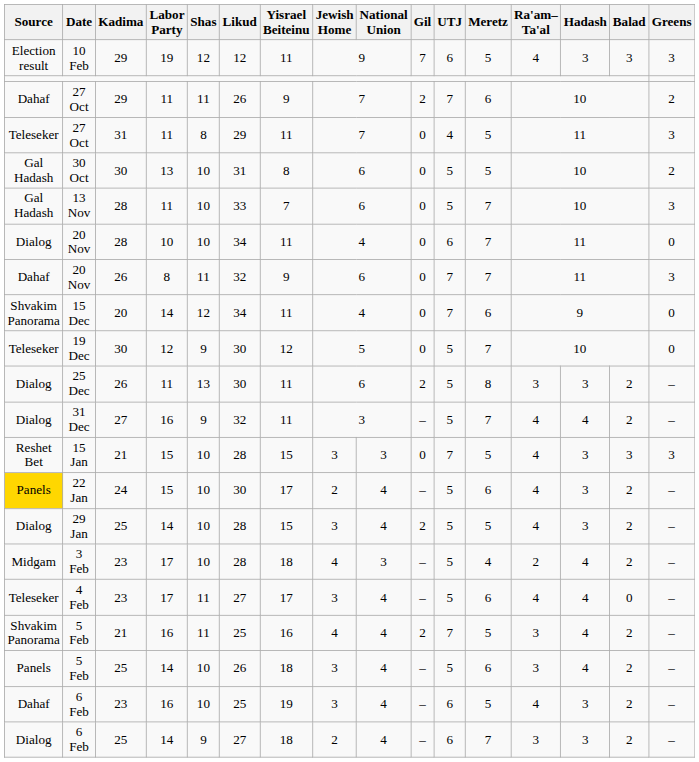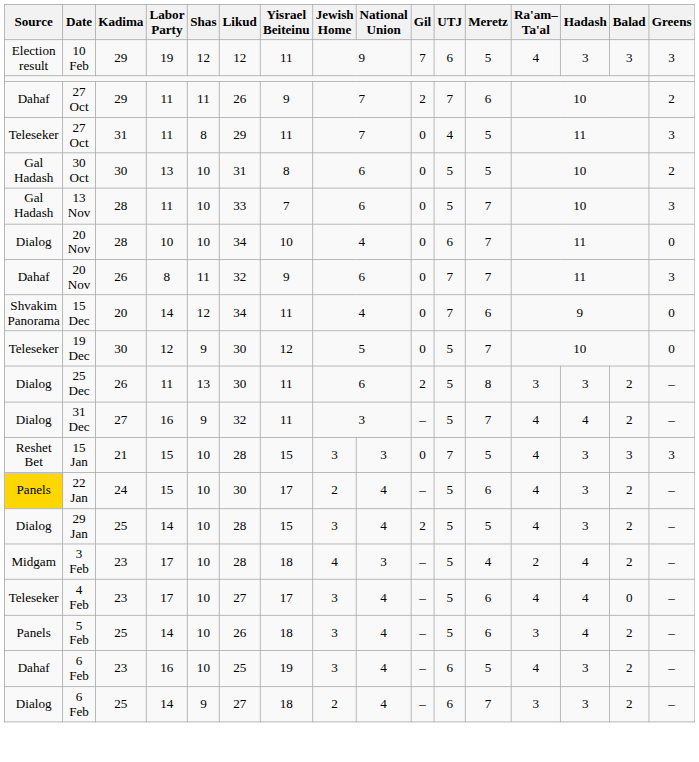(286, 241) 11 -> (286, 241) 10
(203, 597) 11 -> (203, 597) 10
- row: (79, 632)
